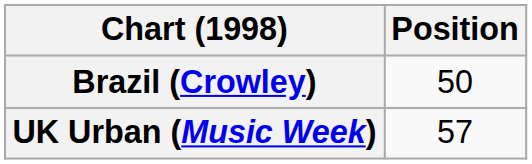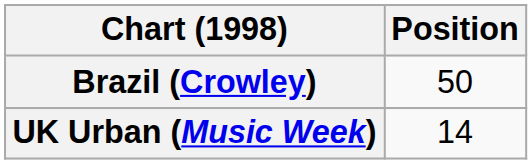(455, 132) 57 -> (455, 132) 14
